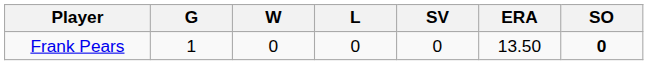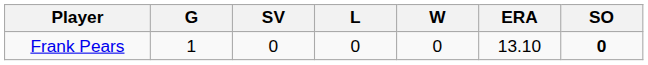columns swapped: (273, 18) <-> (437, 18)
(519, 45) 13.50 -> (519, 45) 13.10
